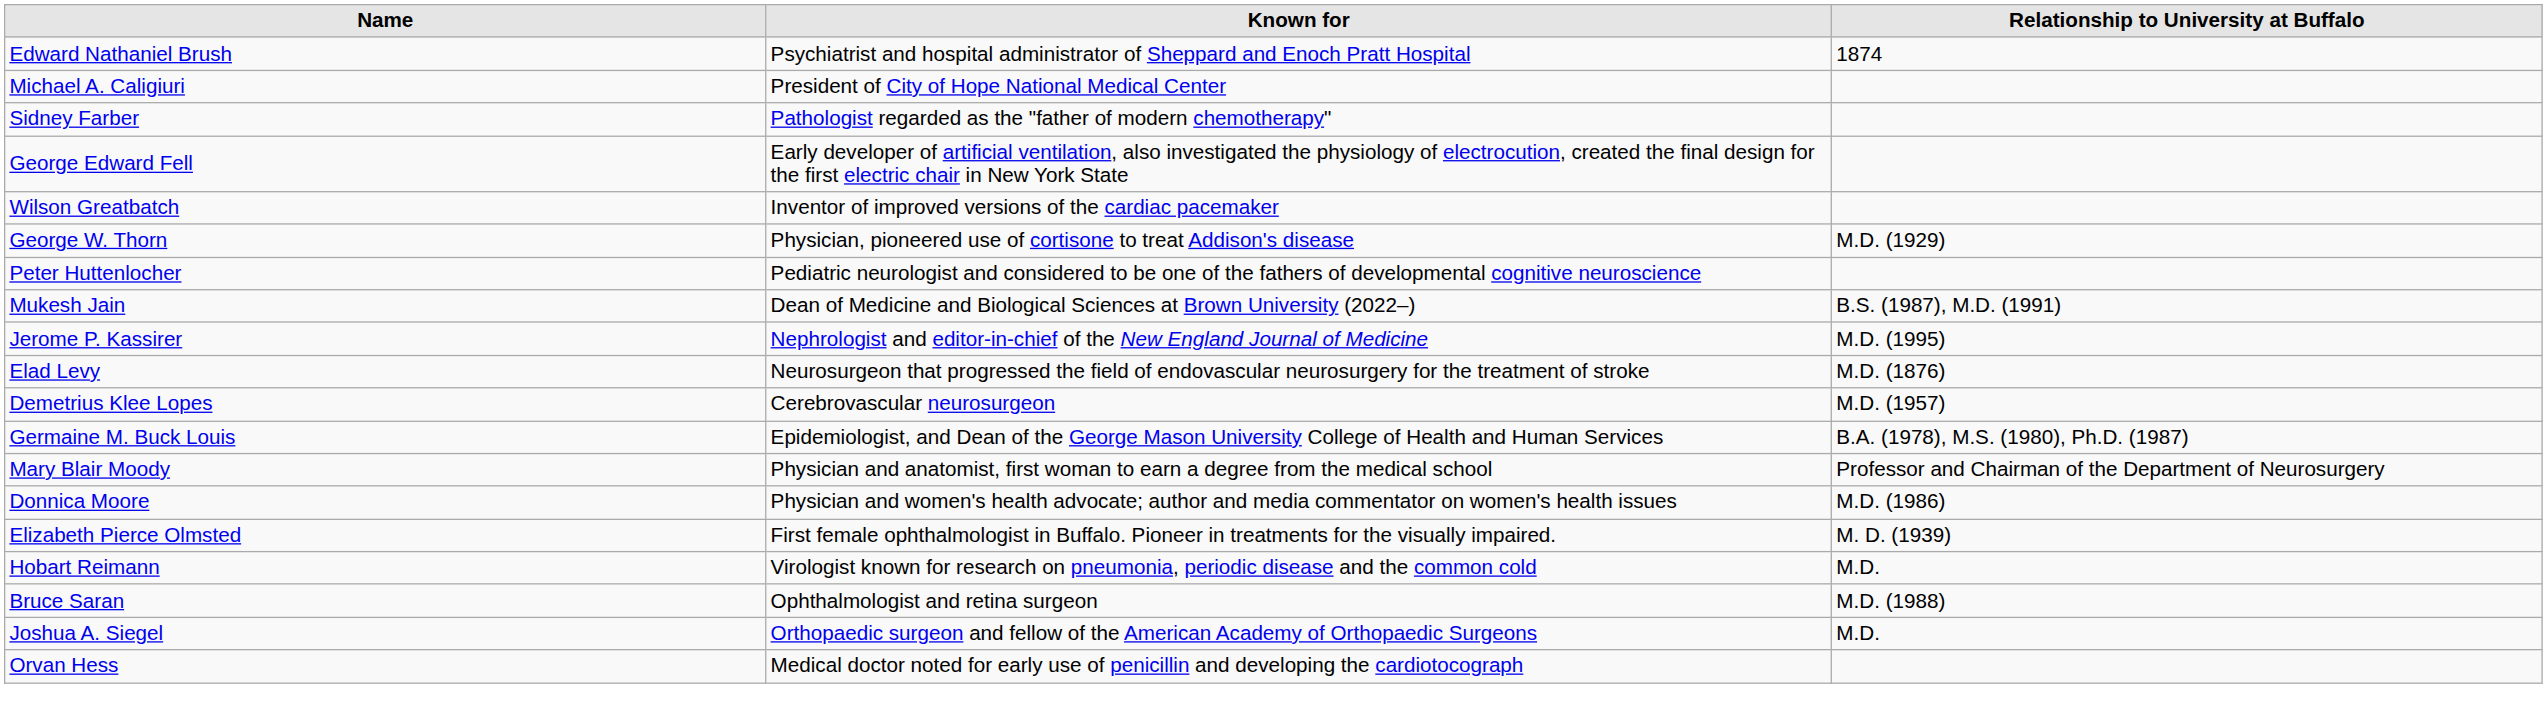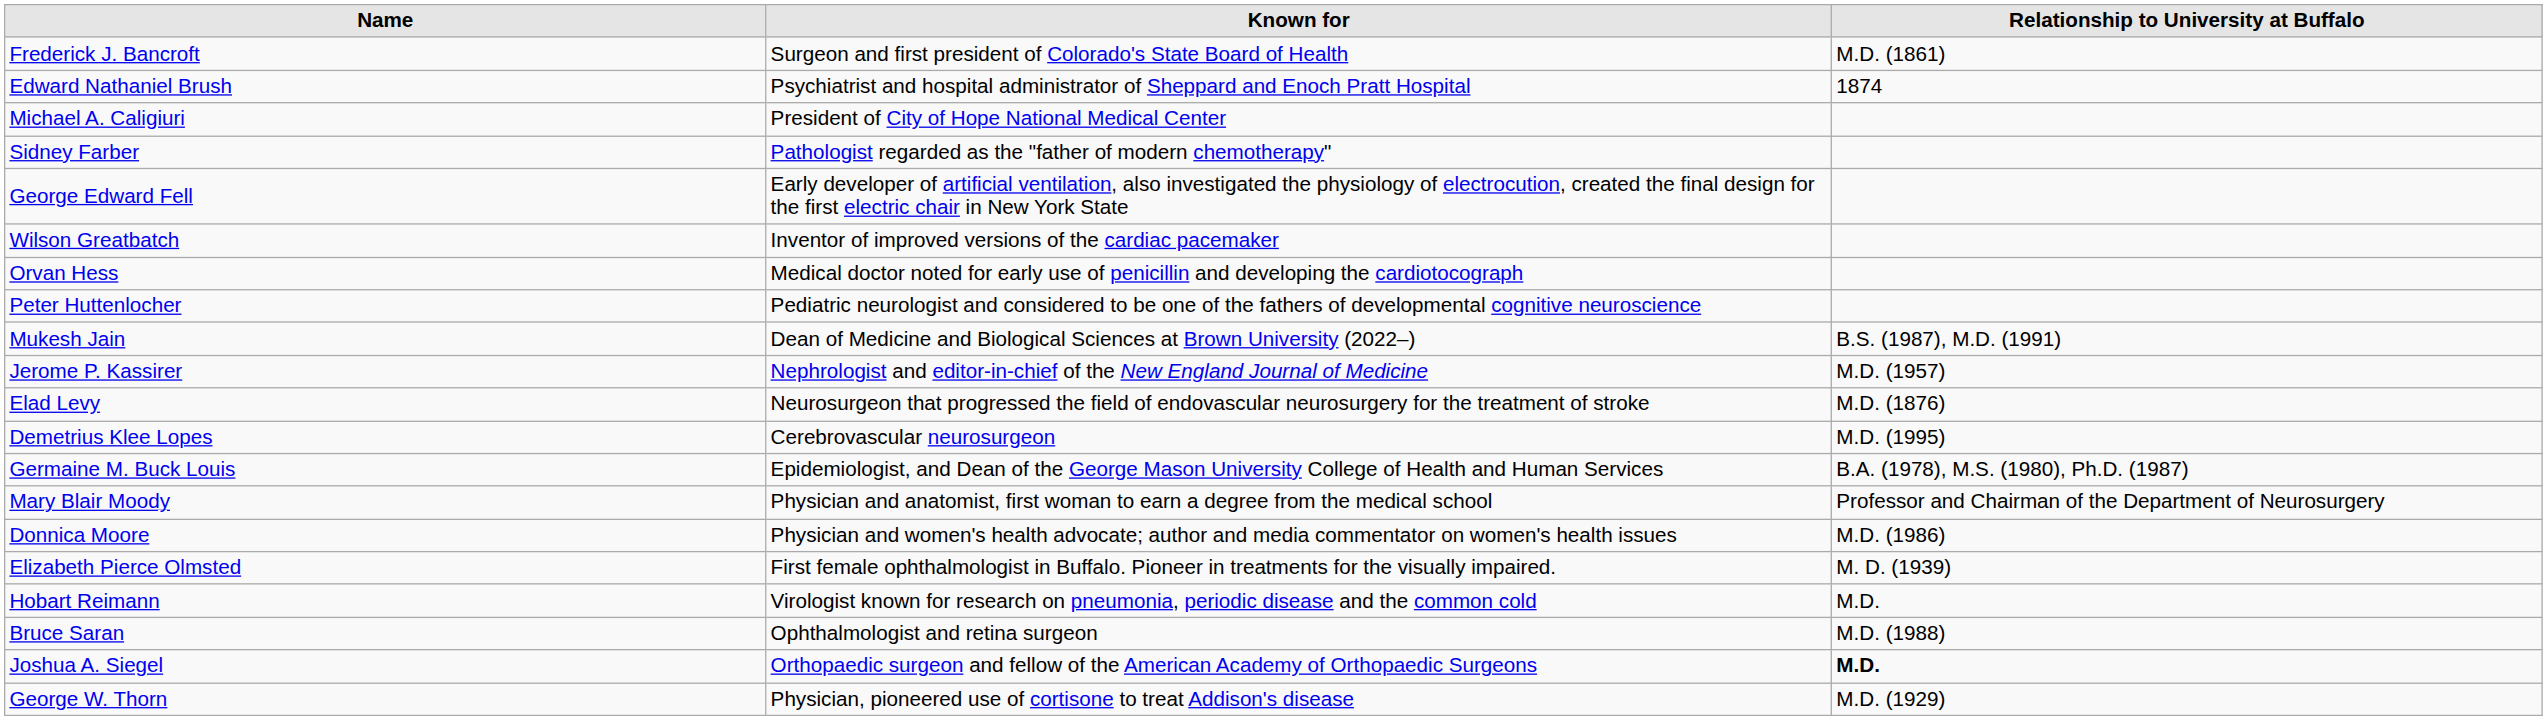+ row: (105, 53)
rows swapped: (64, 666) <-> (88, 240)
(1891, 338) M.D. (1995) -> (1891, 371) M.D. (1957)
(1891, 404) M.D. (1957) -> (1891, 436) M.D. (1995)
(1858, 633) normal -> (1858, 666) bold
